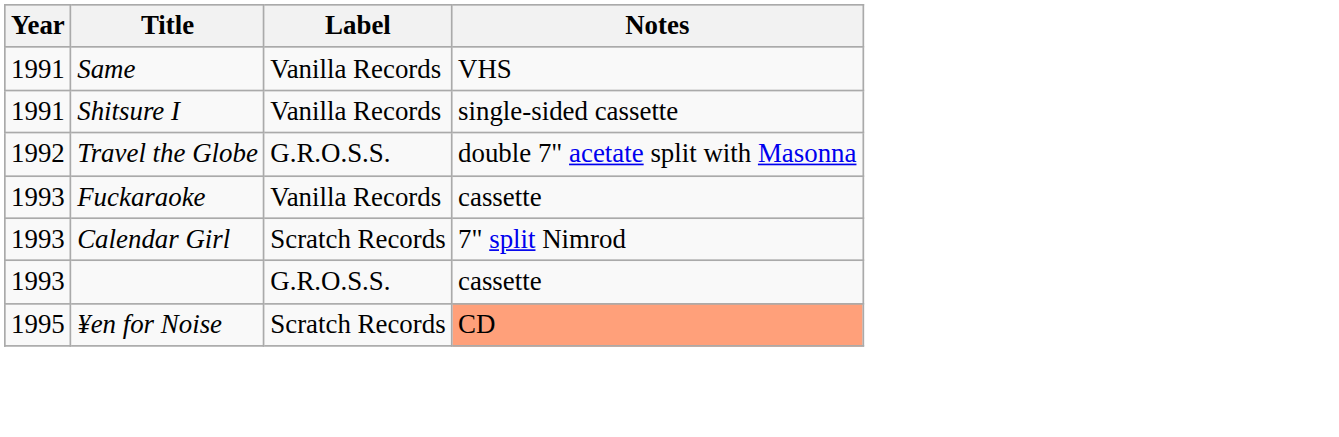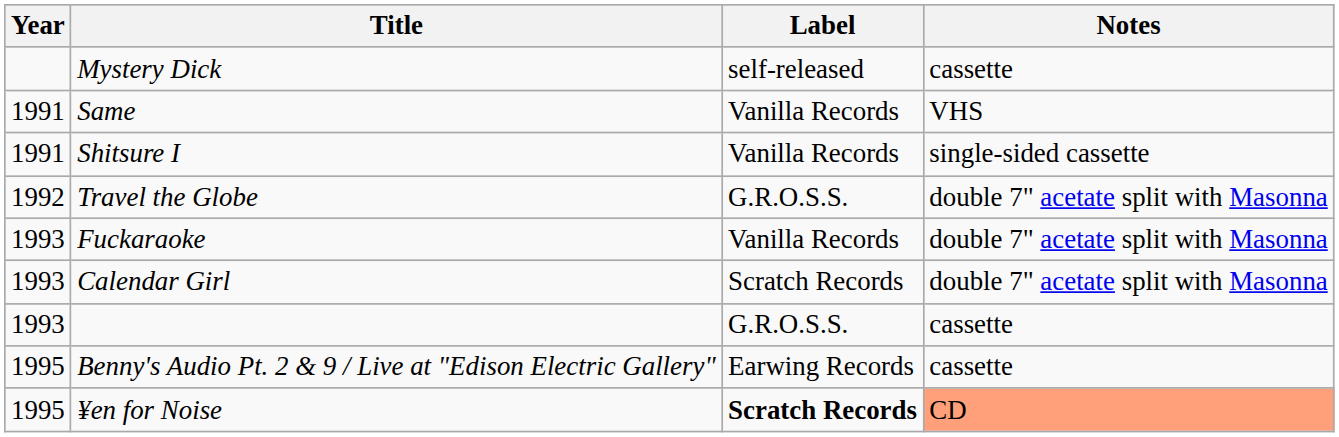+ row: (149, 68)
(500, 196) cassette -> (1129, 238) double 7" acetate split with Masonna
(542, 238) 7" split Nimrod -> (1129, 281) double 7" acetate split with Masonna
+ row: (396, 366)
(358, 324) normal -> (823, 409) bold
